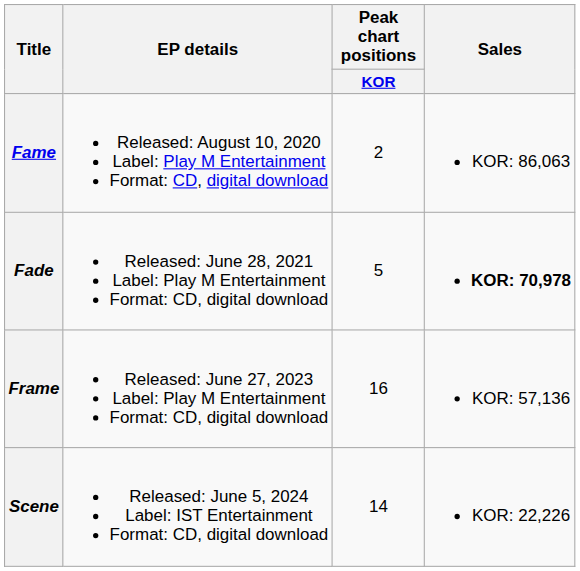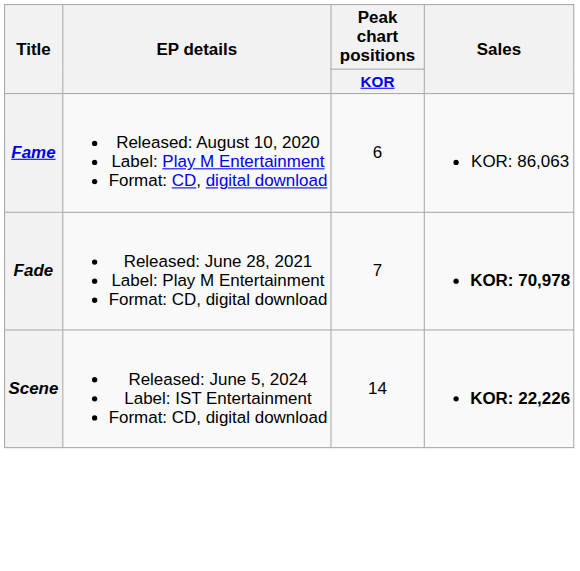(378, 152) 2 -> (378, 152) 6
(378, 270) 5 -> (378, 270) 7
- row: (34, 388)
(500, 516) normal -> (499, 398) bold
